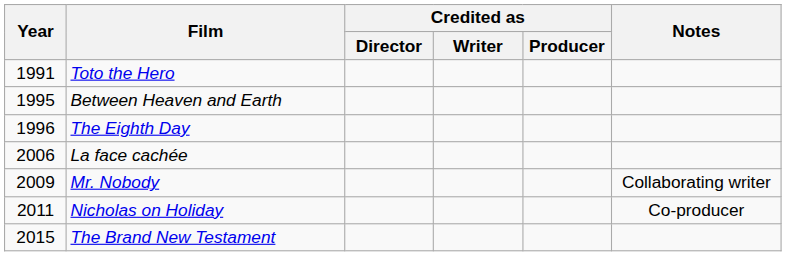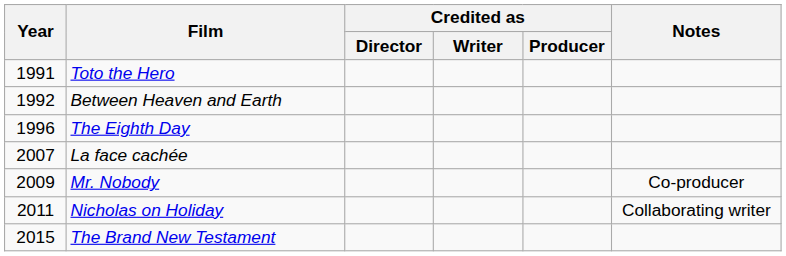(36, 100) 1995 -> (36, 100) 1992
(36, 155) 2006 -> (36, 155) 2007
(696, 182) Collaborating writer -> (696, 182) Co-producer
(696, 210) Co-producer -> (696, 210) Collaborating writer
